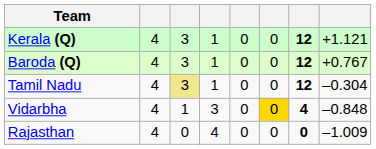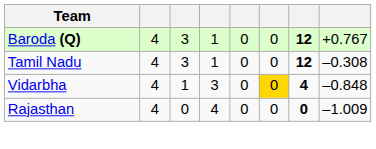- row: (42, 39)
(185, 86) khaki background -> (185, 62) no background
(345, 86) –0.304 -> (345, 62) –0.308
